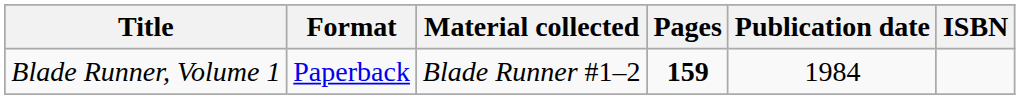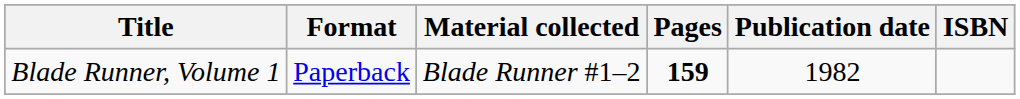(832, 71) 1984 -> (832, 71) 1982
